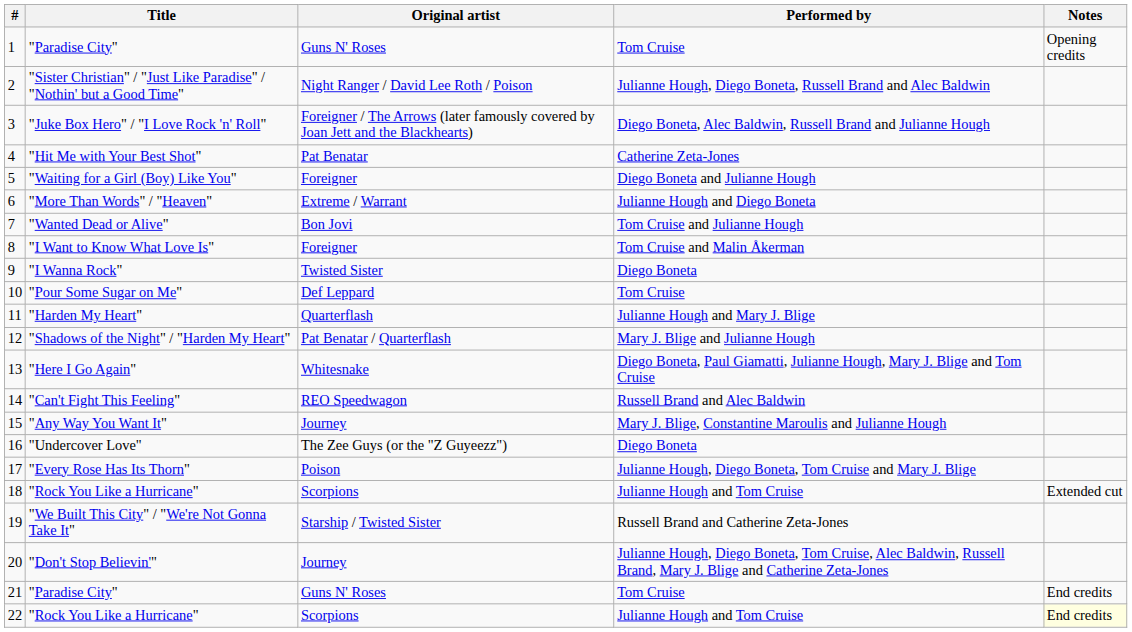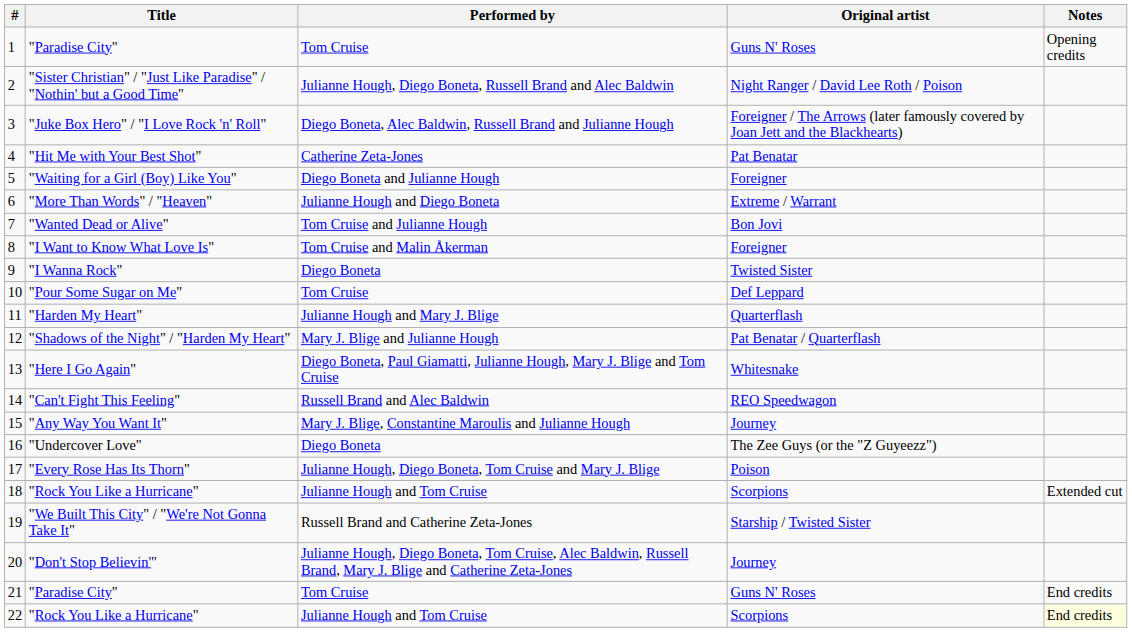columns swapped: (829, 15) <-> (456, 15)
